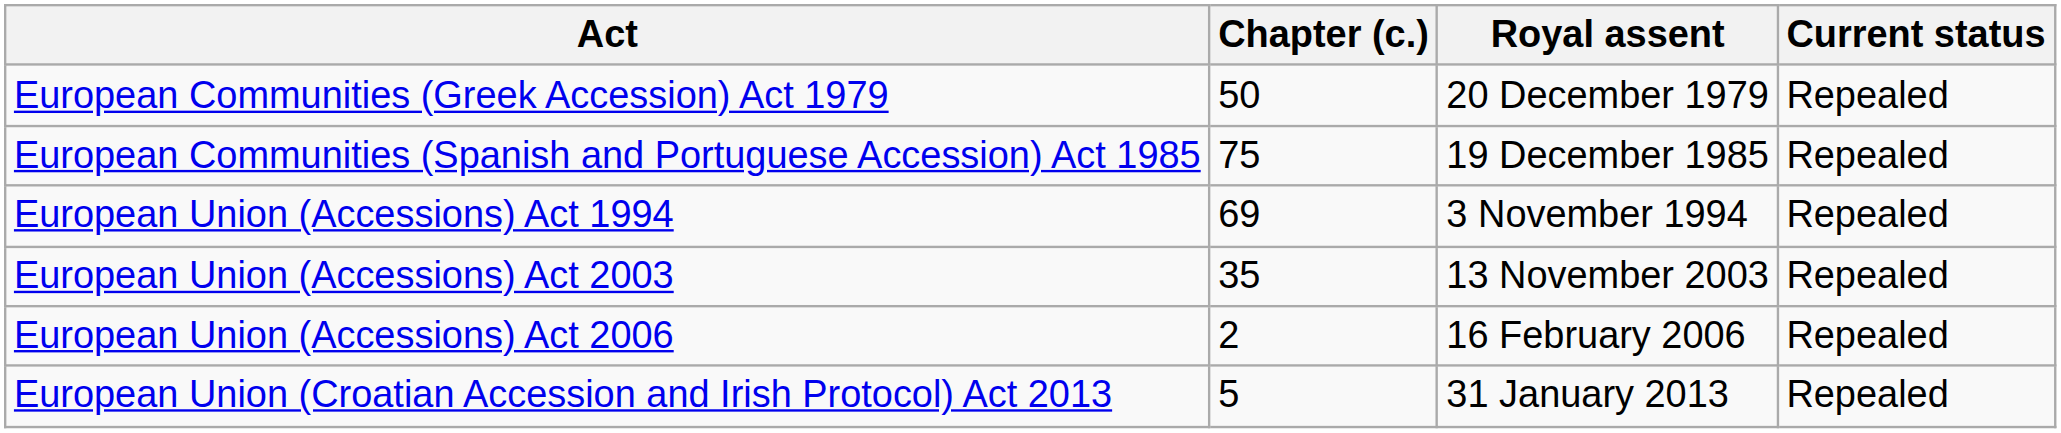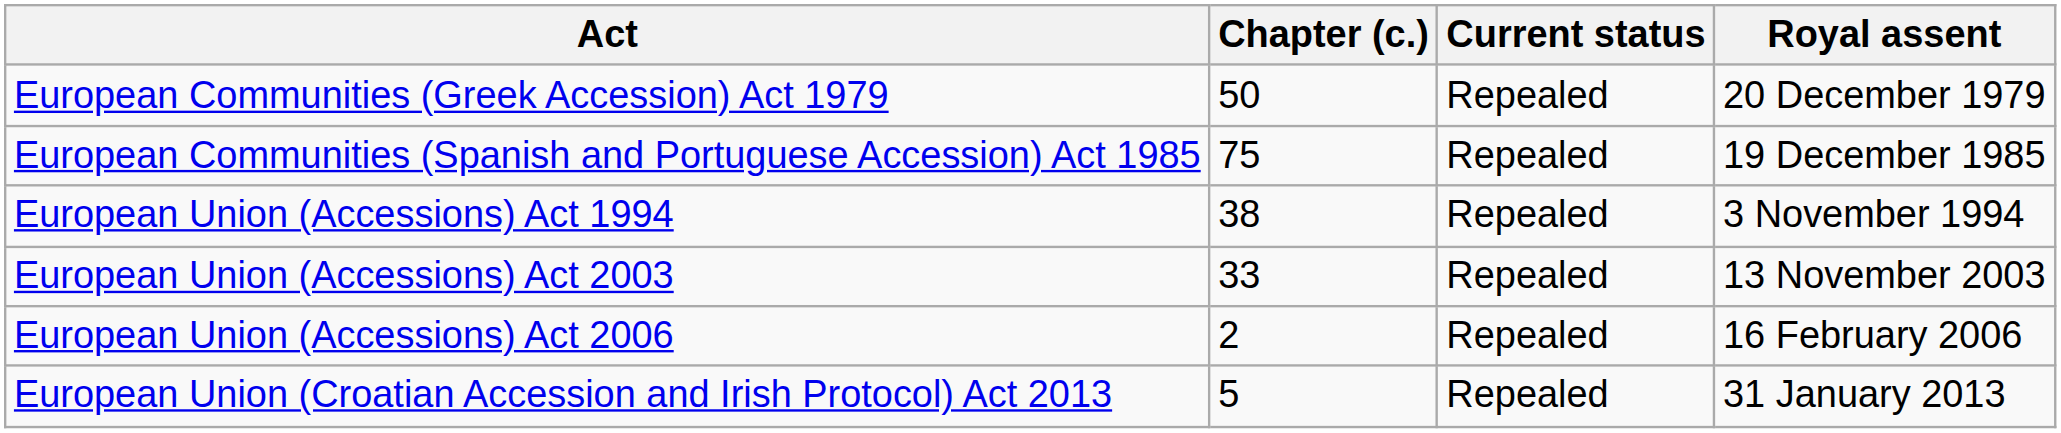columns swapped: (1608, 34) <-> (1916, 34)
(1239, 214) 69 -> (1239, 214) 38
(1239, 275) 35 -> (1239, 275) 33
